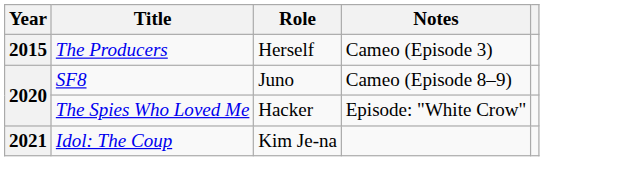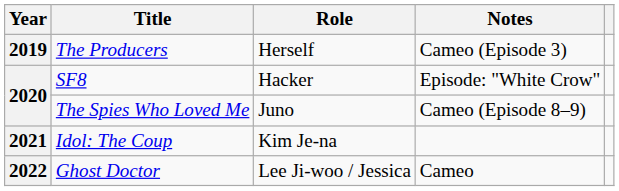(28, 49) 2015 -> (28, 49) 2019
(276, 79) Juno -> (286, 79) Hacker
(429, 79) Cameo (Episode 8–9) -> (510, 79) Episode: "White Crow"
(286, 110) Hacker -> (276, 110) Juno
(436, 110) Episode: "White Crow" -> (503, 110) Cameo (Episode 8–9)
+ row: (108, 170)
